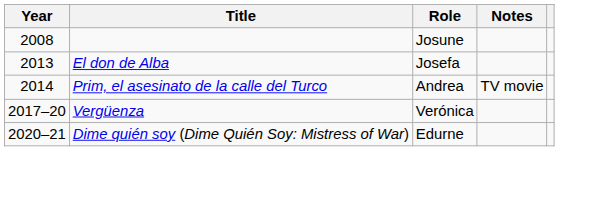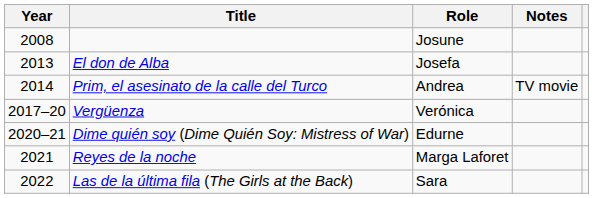+ row: (134, 157)
+ row: (213, 181)
